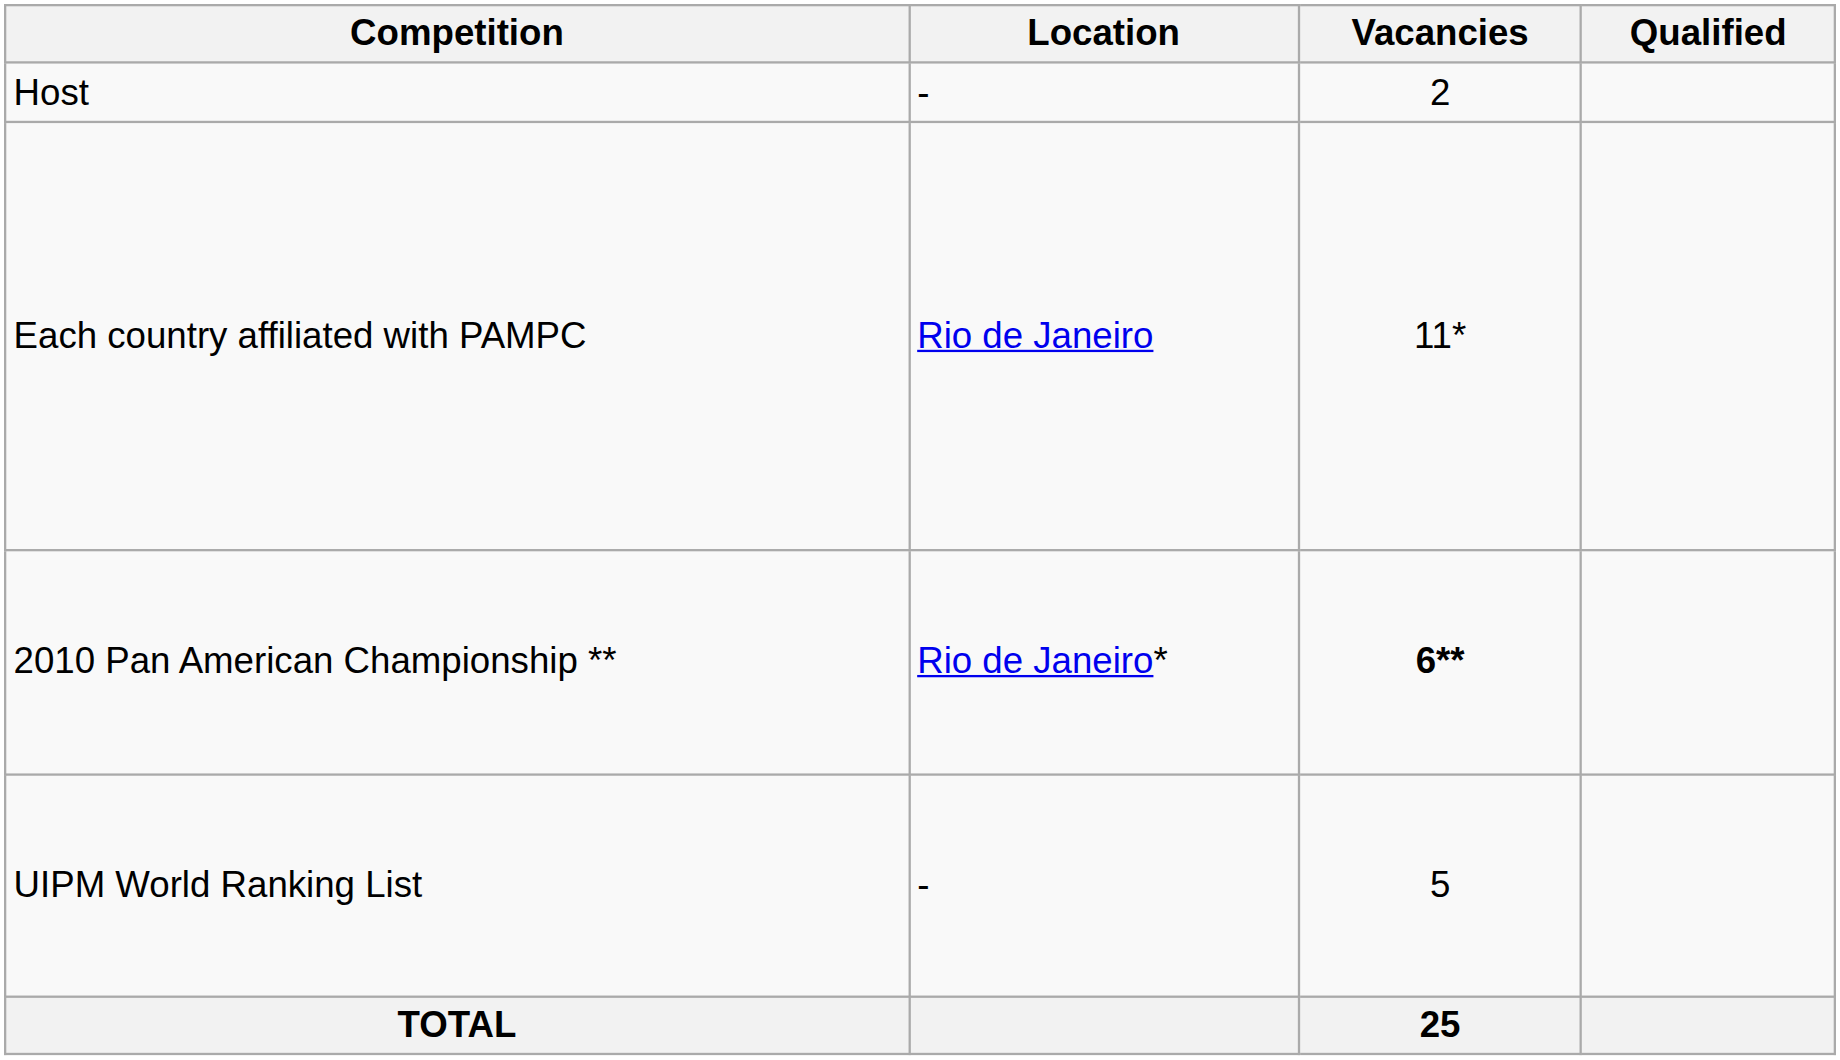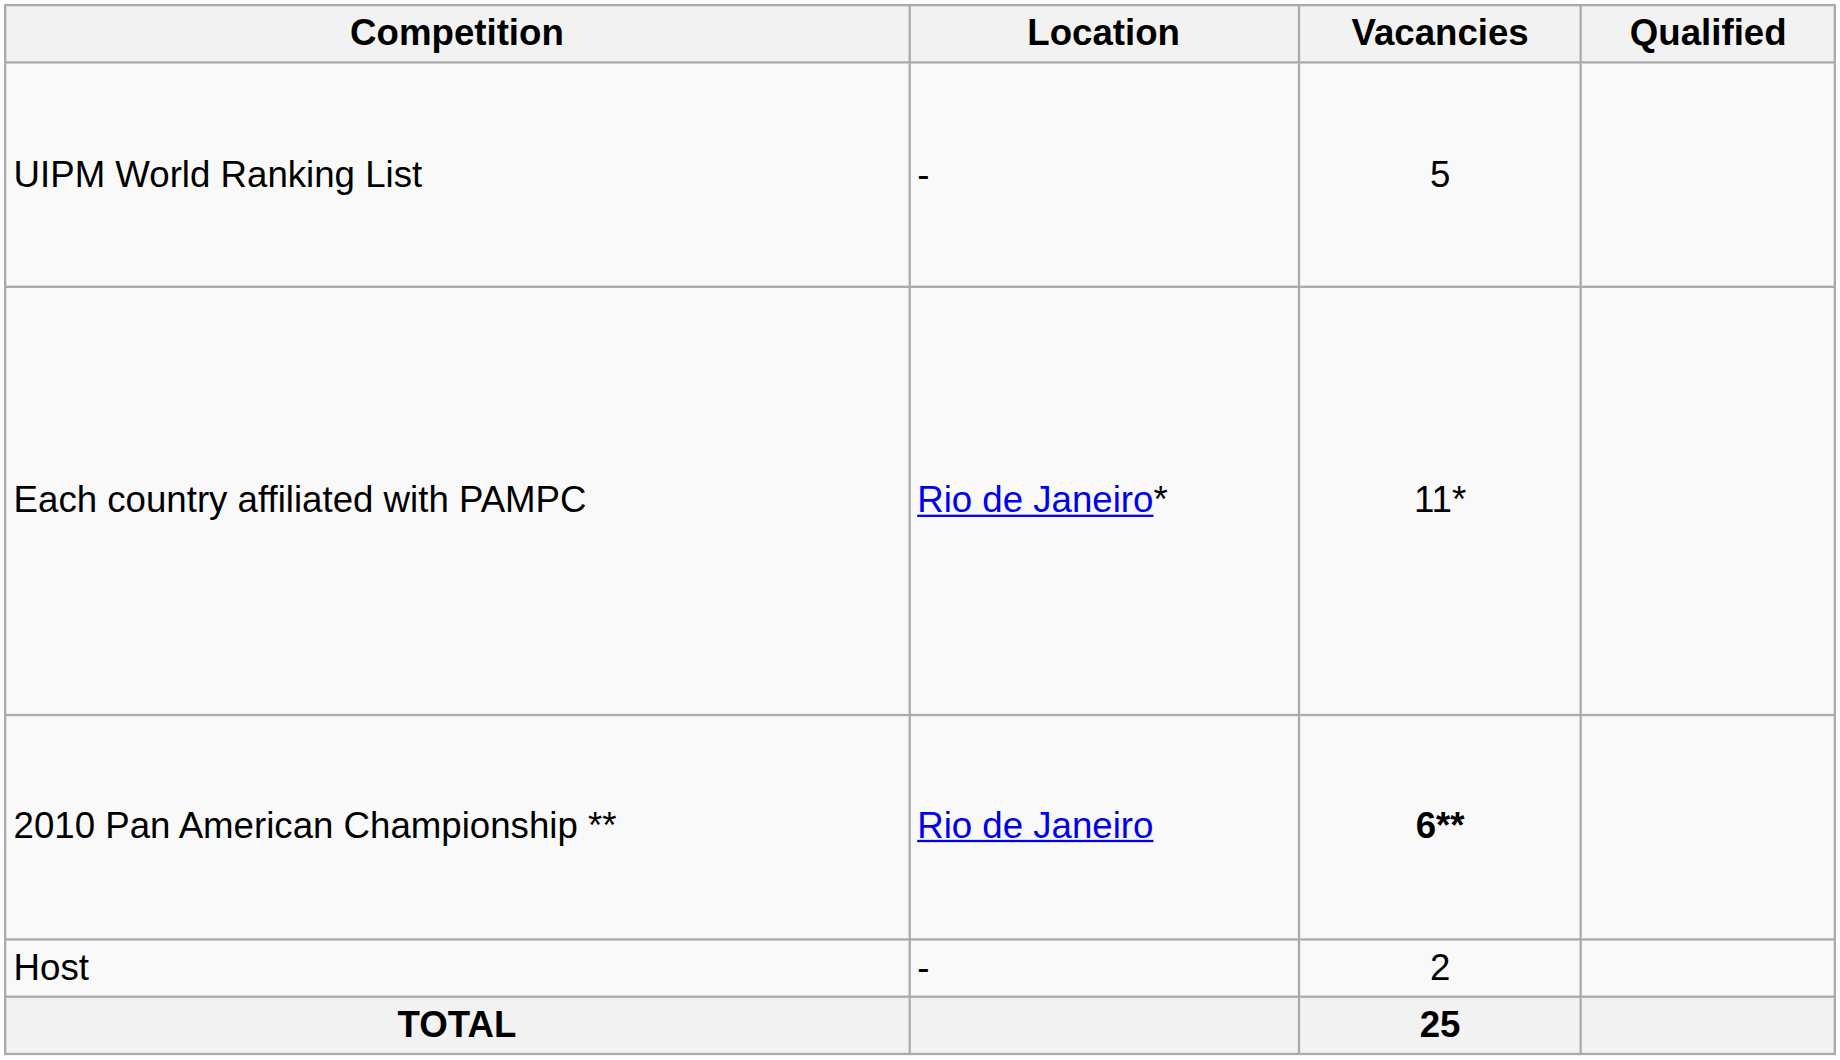rows swapped: (51, 91) <-> (218, 884)
(1035, 335) Rio de Janeiro -> (1042, 500) Rio de Janeiro*
(1042, 661) Rio de Janeiro* -> (1035, 826) Rio de Janeiro
